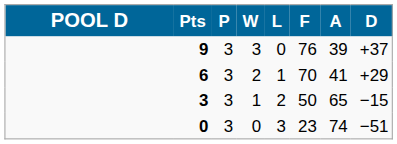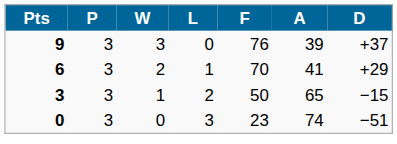- column: (89, 20)
